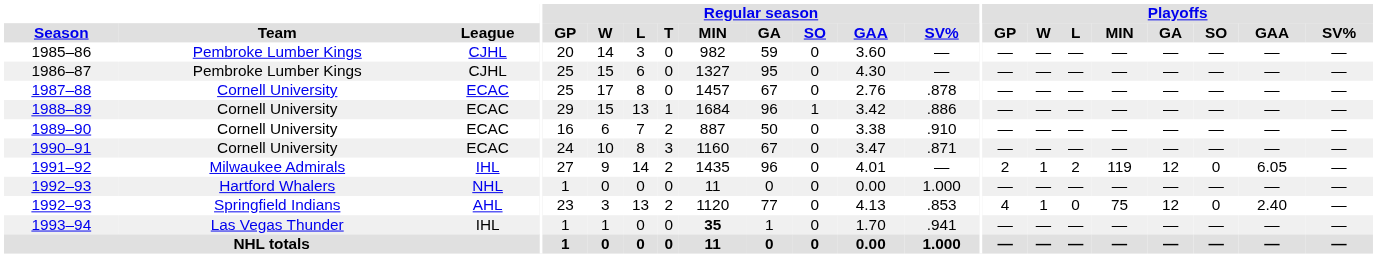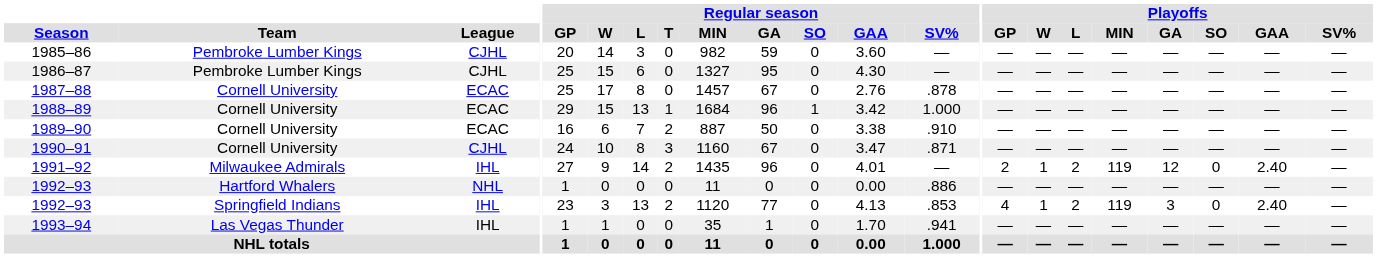(942, 109) .886 -> (942, 109) 1.000
(488, 148) ECAC -> (488, 148) CJHL
(1272, 167) 6.05 -> (1272, 167) 2.40
(942, 186) 1.000 -> (942, 186) .886
(488, 205) AHL -> (488, 205) IHL
(1076, 205) 0 -> (1076, 205) 2
(1120, 205) 75 -> (1120, 205) 119
(1171, 205) 12 -> (1171, 205) 3
(713, 224) bold -> (713, 224) normal
